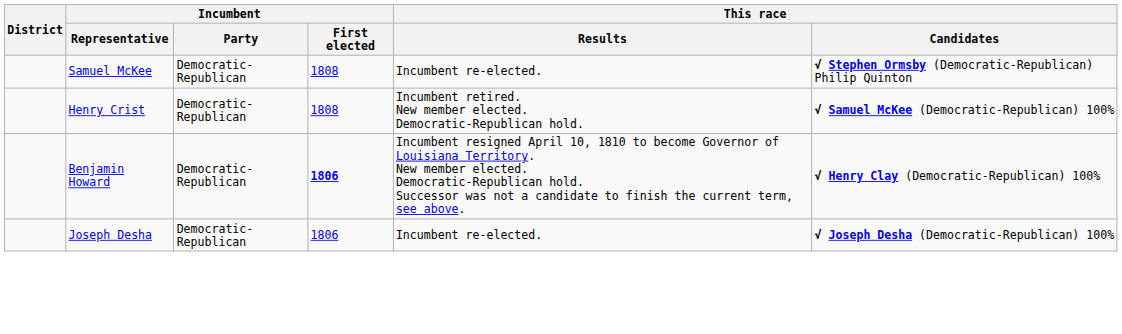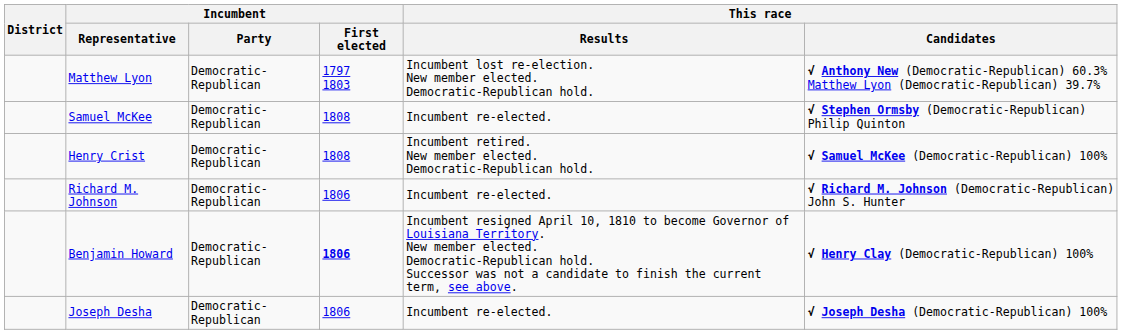+ row: (110, 78)
+ row: (103, 195)
